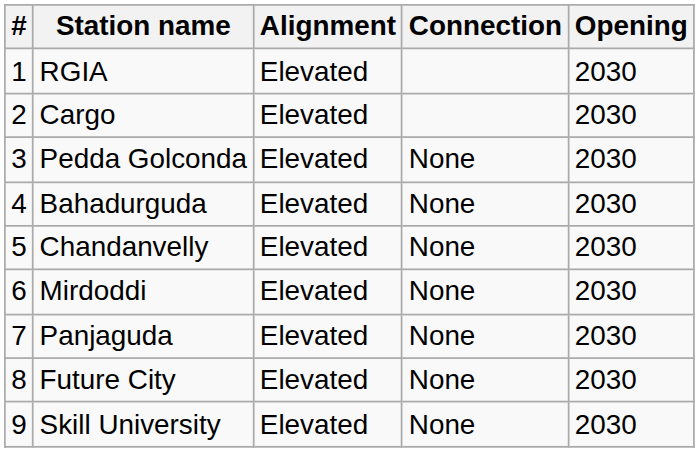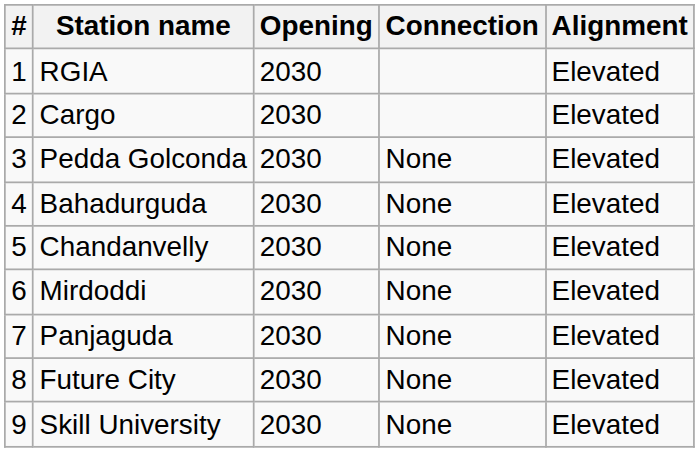columns swapped: (631, 26) <-> (328, 26)
